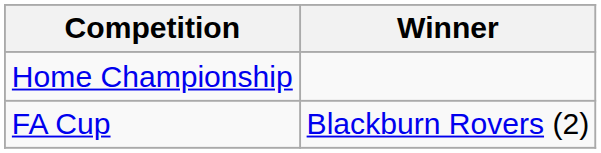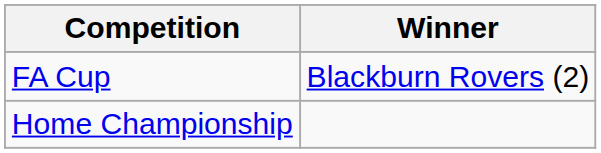rows swapped: (61, 123) <-> (152, 76)
